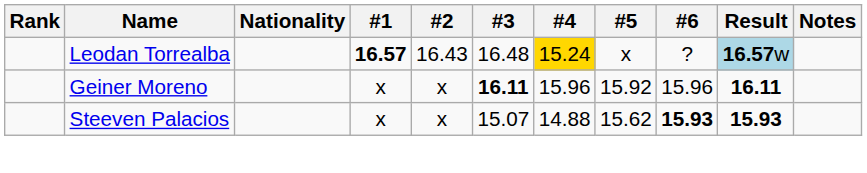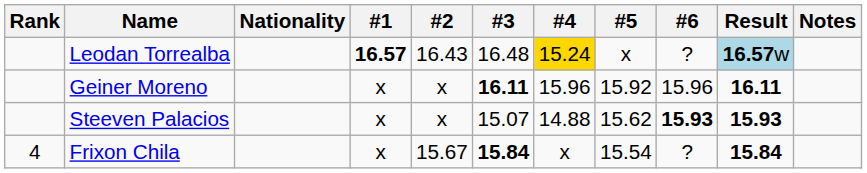+ row: (125, 152)
